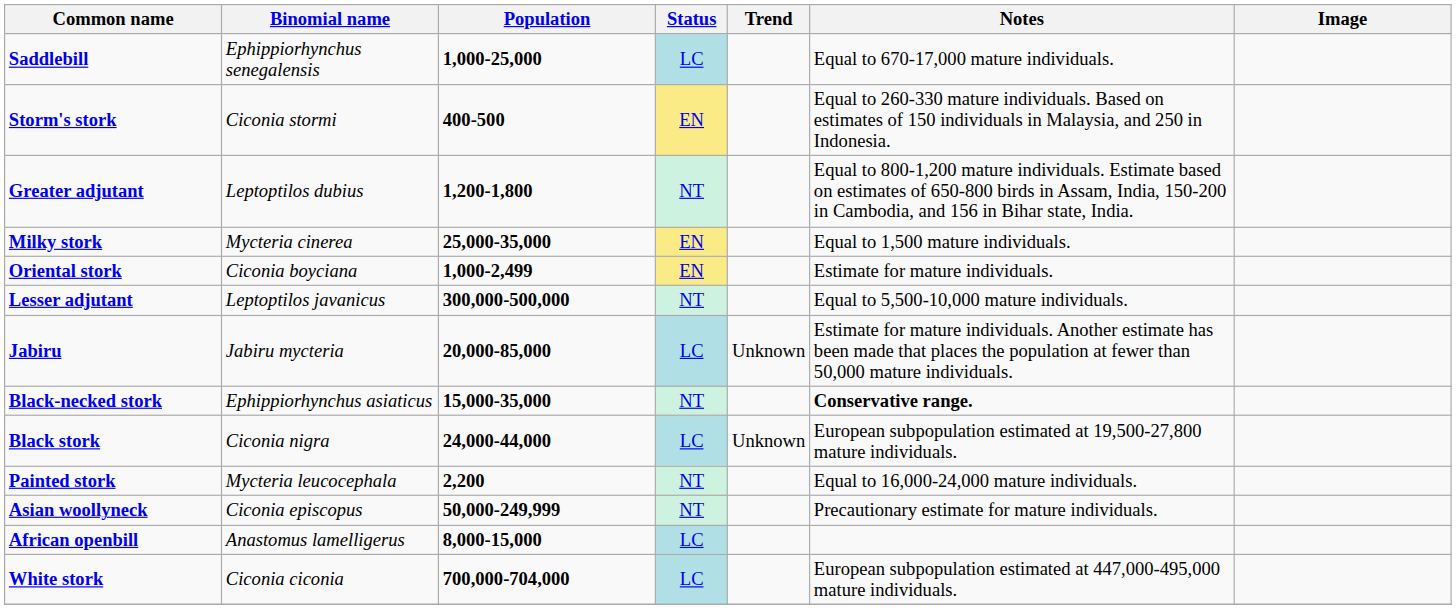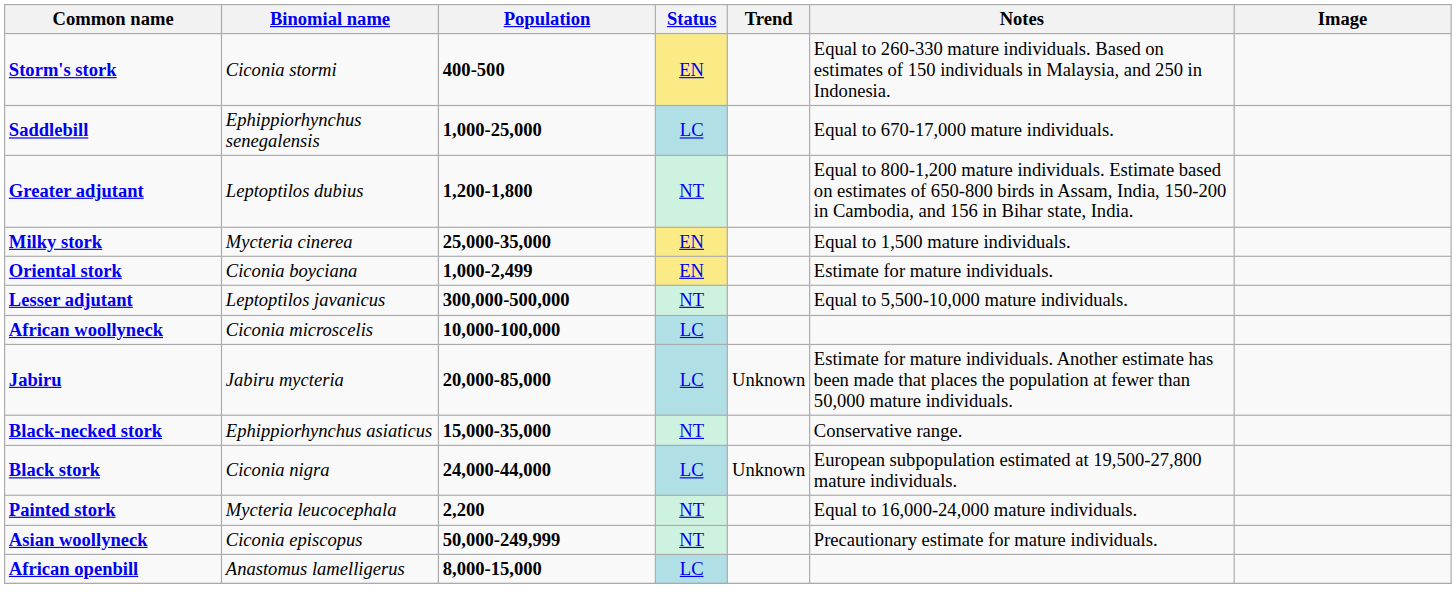rows swapped: (63, 119) <-> (49, 59)
+ row: (86, 329)
(893, 400) bold -> (888, 430) normal
- row: (56, 579)
